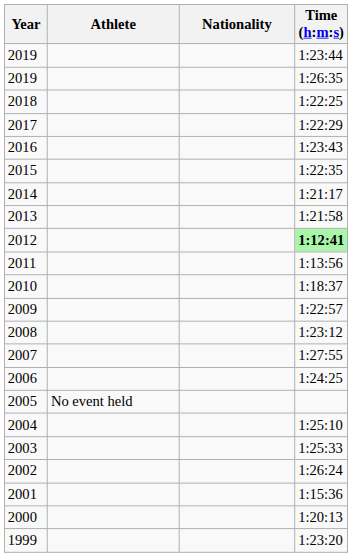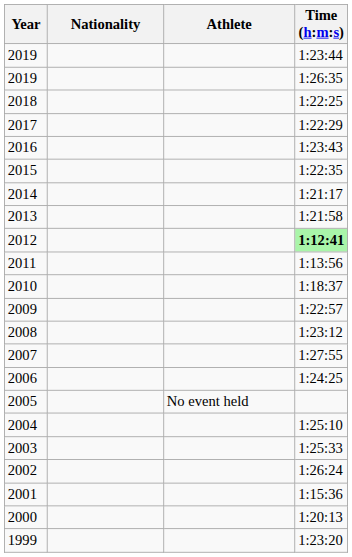columns swapped: (113, 24) <-> (237, 24)
